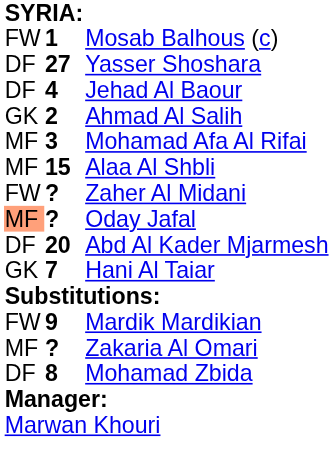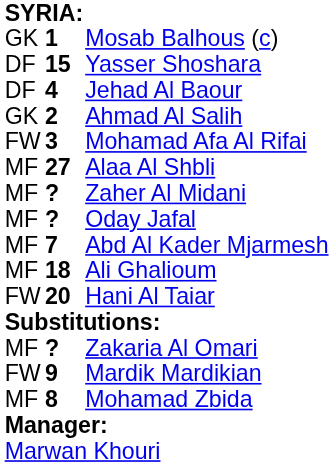(23, 38) FW -> (21, 38) GK
(58, 64) 27 -> (58, 64) 15
(21, 141) MF -> (23, 141) FW
(58, 167) 15 -> (58, 167) 27
(23, 193) FW -> (21, 193) MF
(21, 219) lightsalmon background -> (21, 219) no background
(20, 244) DF -> (21, 244) MF
(58, 244) 20 -> (51, 244) 7
+ row: (151, 270)
(21, 270) GK -> (23, 296) FW
(51, 270) 7 -> (58, 296) 20
rows swapped: (173, 322) <-> (171, 348)
(20, 373) DF -> (21, 399) MF
